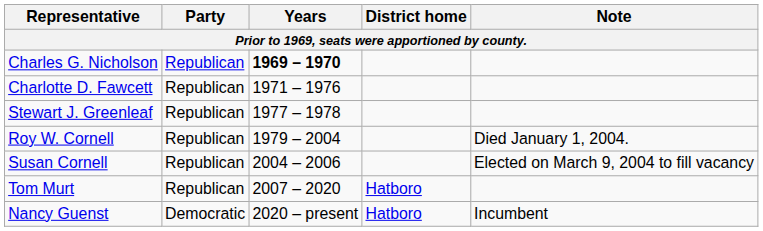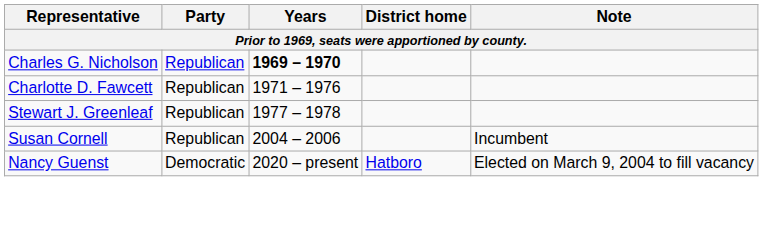- row: (61, 138)
(614, 163) Elected on March 9, 2004 to fill vacancy -> (511, 138) Incumbent
- row: (41, 188)
(511, 213) Incumbent -> (614, 163) Elected on March 9, 2004 to fill vacancy
